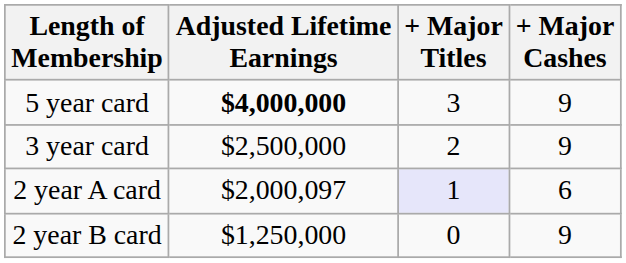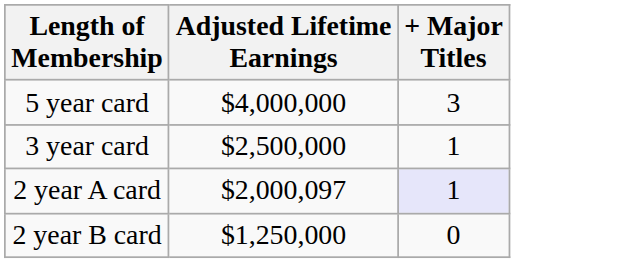- column: (565, 42)
(284, 102) bold -> (284, 102) normal
(454, 146) 2 -> (454, 146) 1
